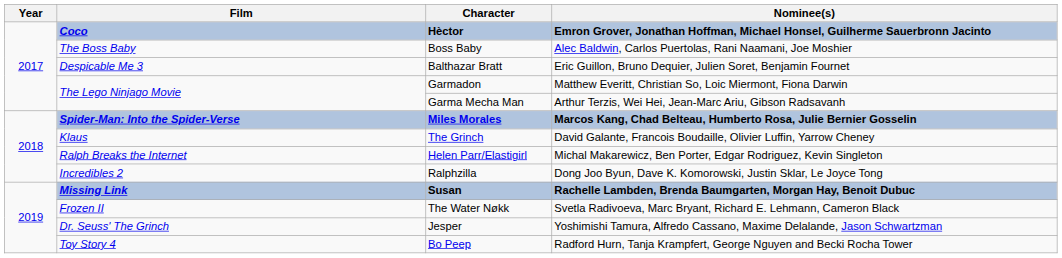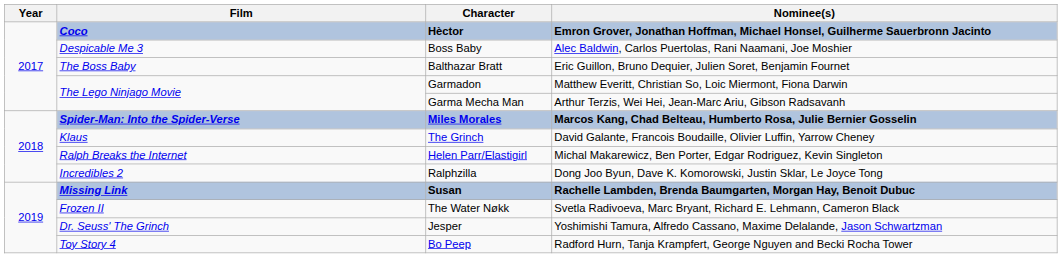(98, 48) The Boss Baby -> (101, 48) Despicable Me 3
(101, 66) Despicable Me 3 -> (98, 66) The Boss Baby
